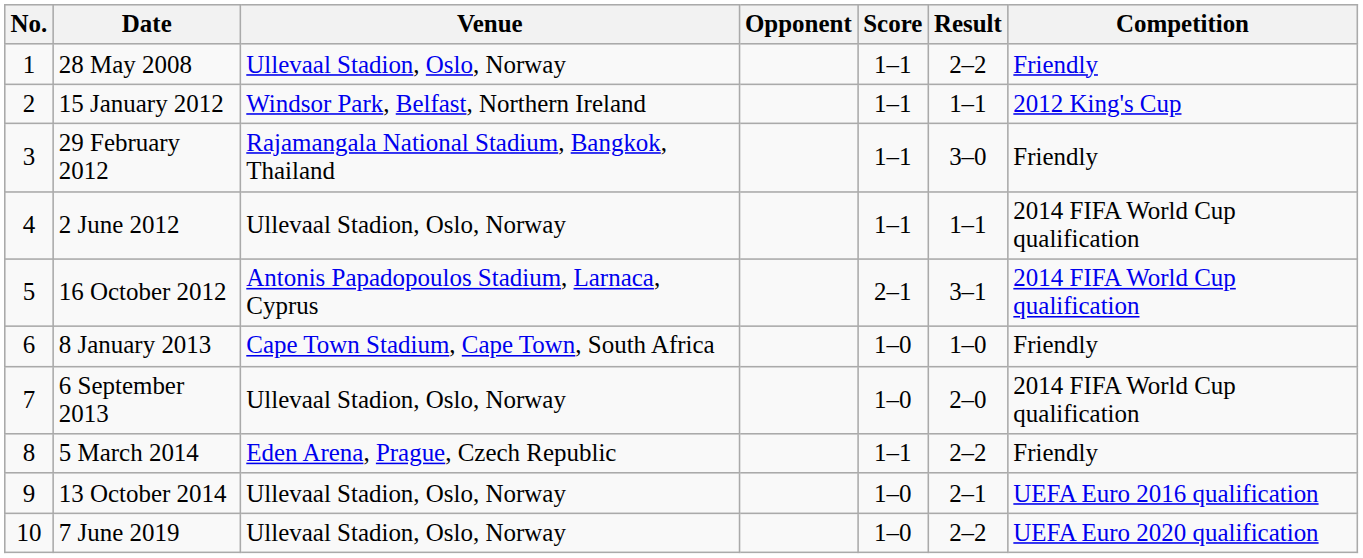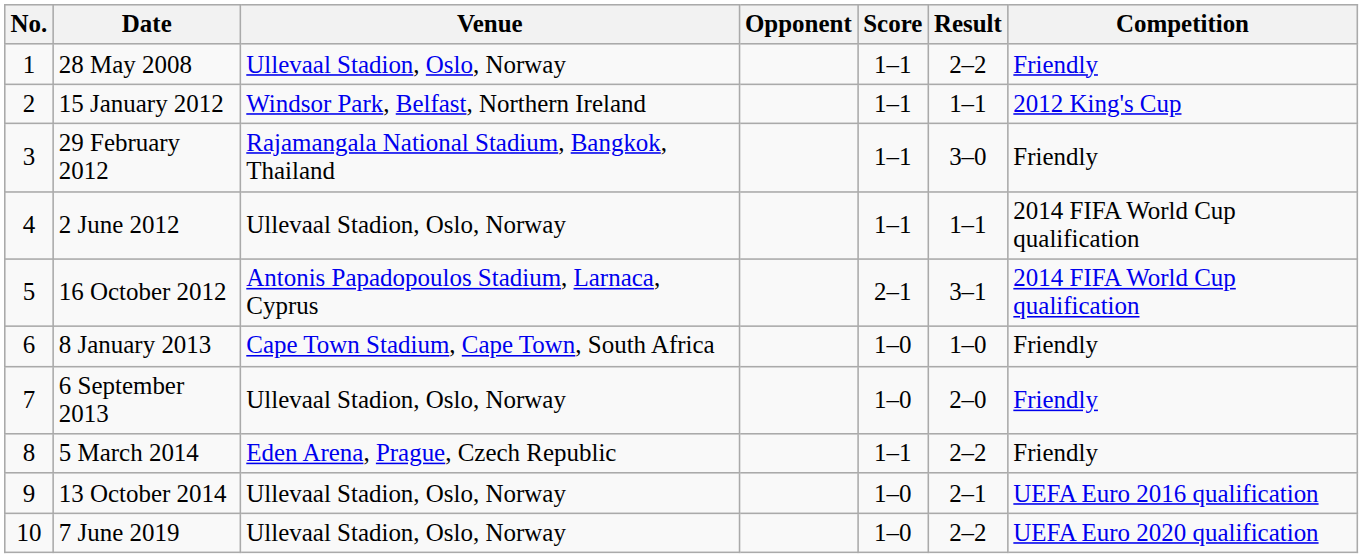(1125, 399) 2014 FIFA World Cup qualification -> (1056, 399) Friendly
